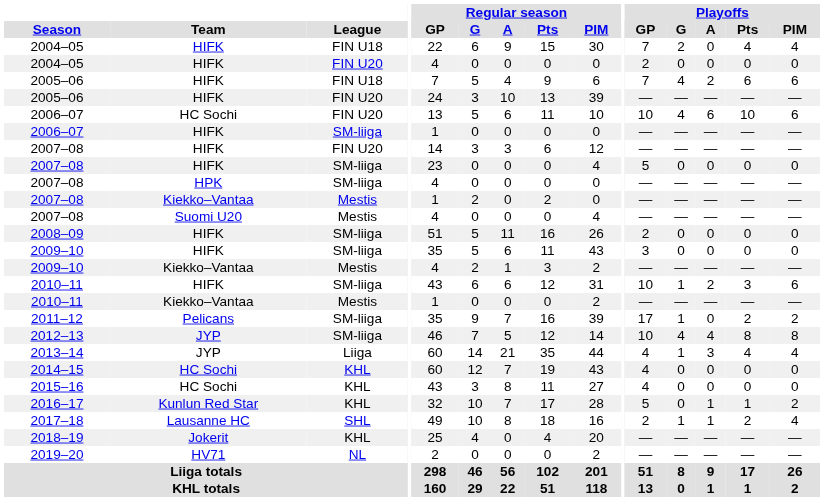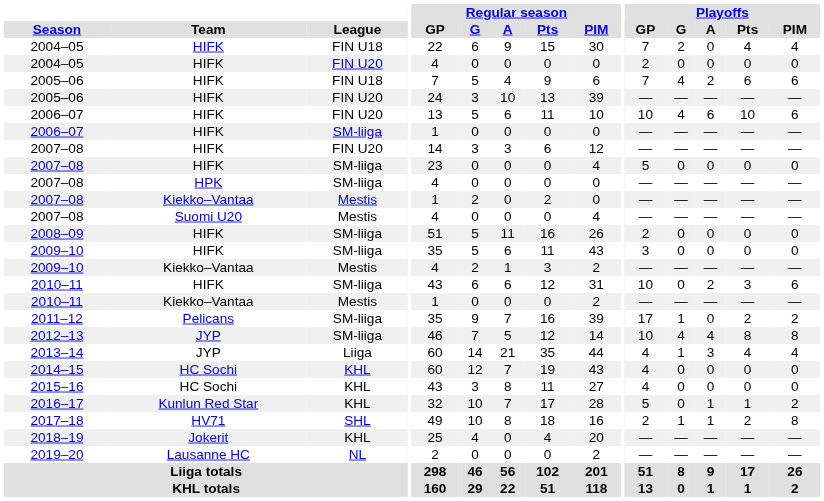(208, 114) HC Sochi -> (208, 114) HIFK
(681, 284) 1 -> (681, 284) 0
(208, 420) Lausanne HC -> (208, 420) HV71
(795, 420) 4 -> (795, 420) 8
(208, 454) HV71 -> (208, 454) Lausanne HC
